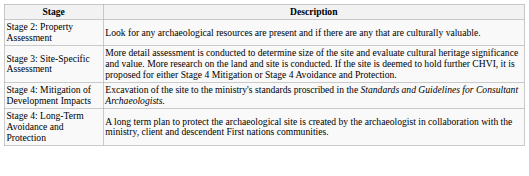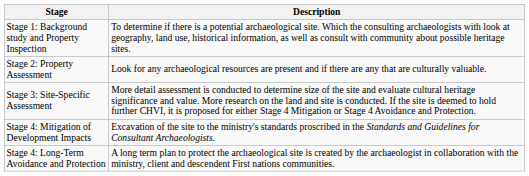+ row: (47, 38)
